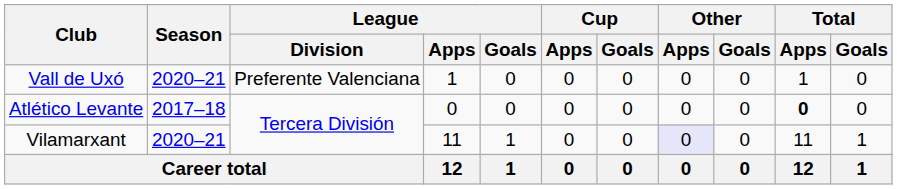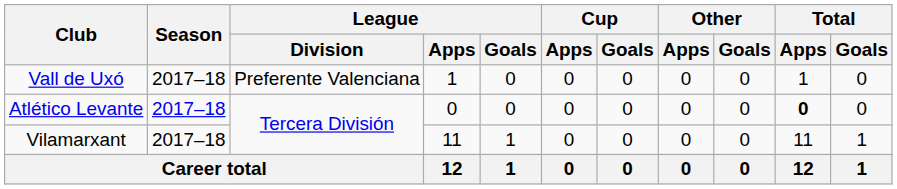(189, 79) 2020–21 -> (189, 79) 2017–18
(189, 139) 2020–21 -> (189, 139) 2017–18
(686, 139) lavender background -> (686, 139) no background
